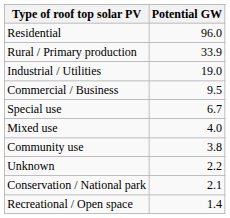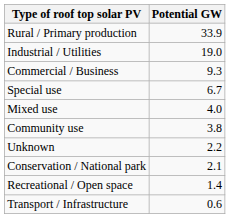- row: (34, 33)
(214, 90) 9.5 -> (214, 71) 9.3
+ row: (68, 204)
